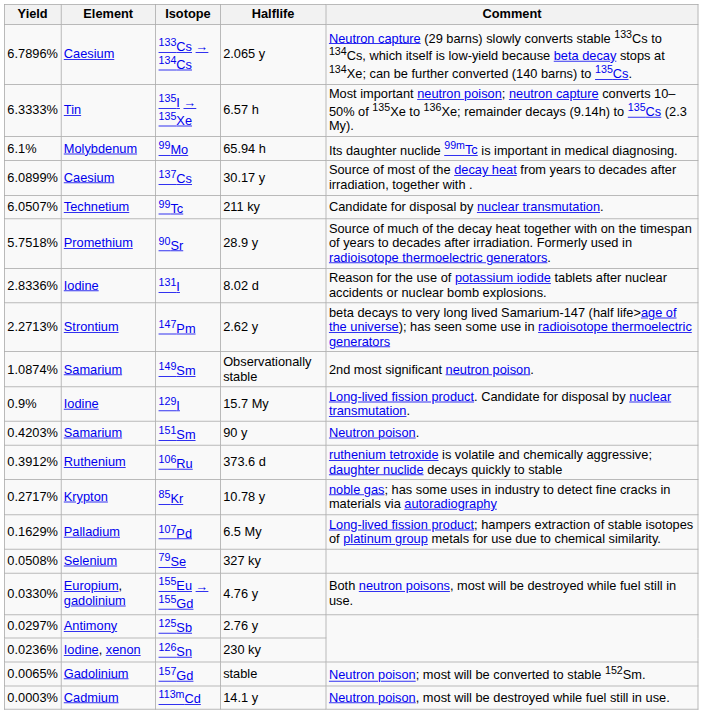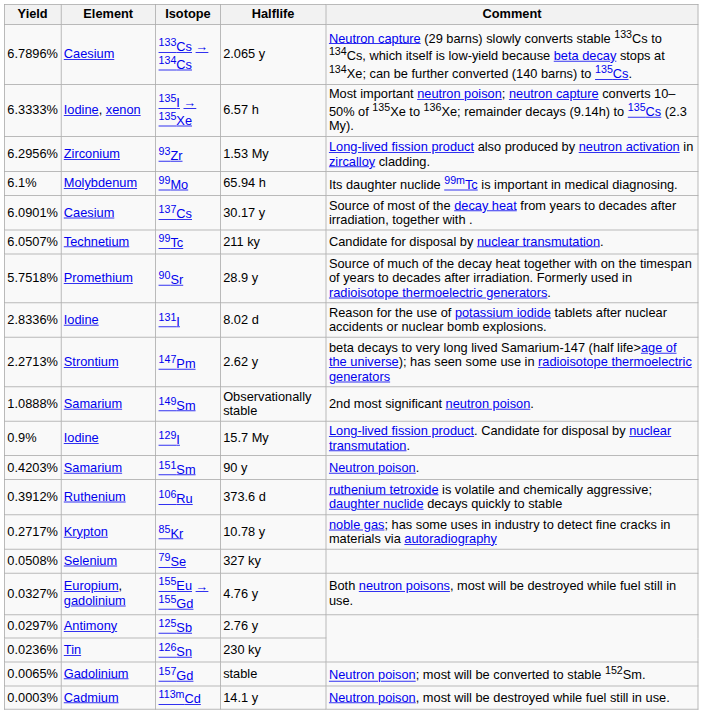(72, 110) Tin -> (102, 110) Iodine, xenon
+ row: (171, 154)
(33, 177) 6.0899% -> (33, 212) 6.0901%
(33, 369) 1.0874% -> (33, 404) 1.0888%
- row: (175, 531)
(33, 593) 0.0330% -> (33, 593) 0.0327%
(102, 650) Iodine, xenon -> (72, 650) Tin
